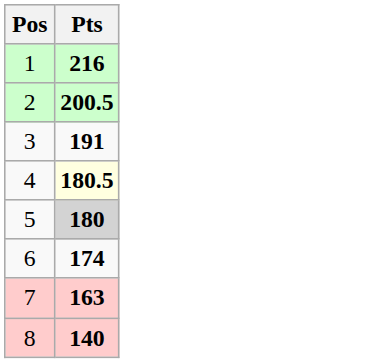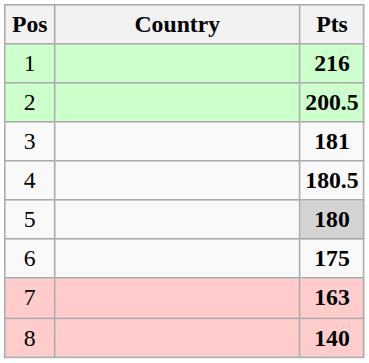+ column: (177, 24)
(87, 141) 191 -> (332, 141) 181
(87, 180) lightyellow background -> (332, 180) no background
(87, 258) 174 -> (332, 258) 175
